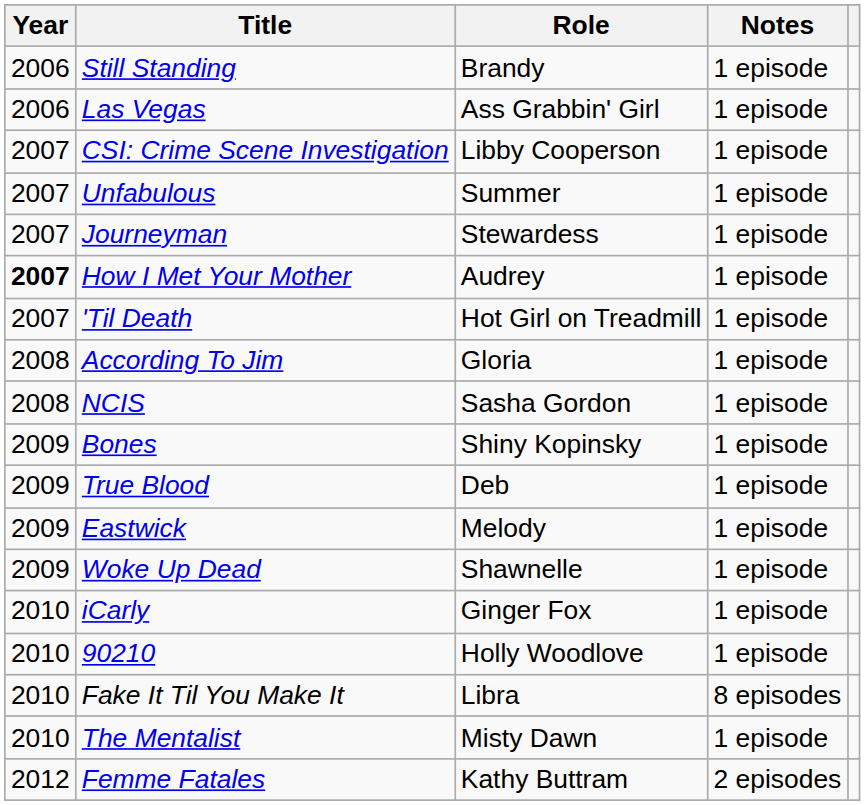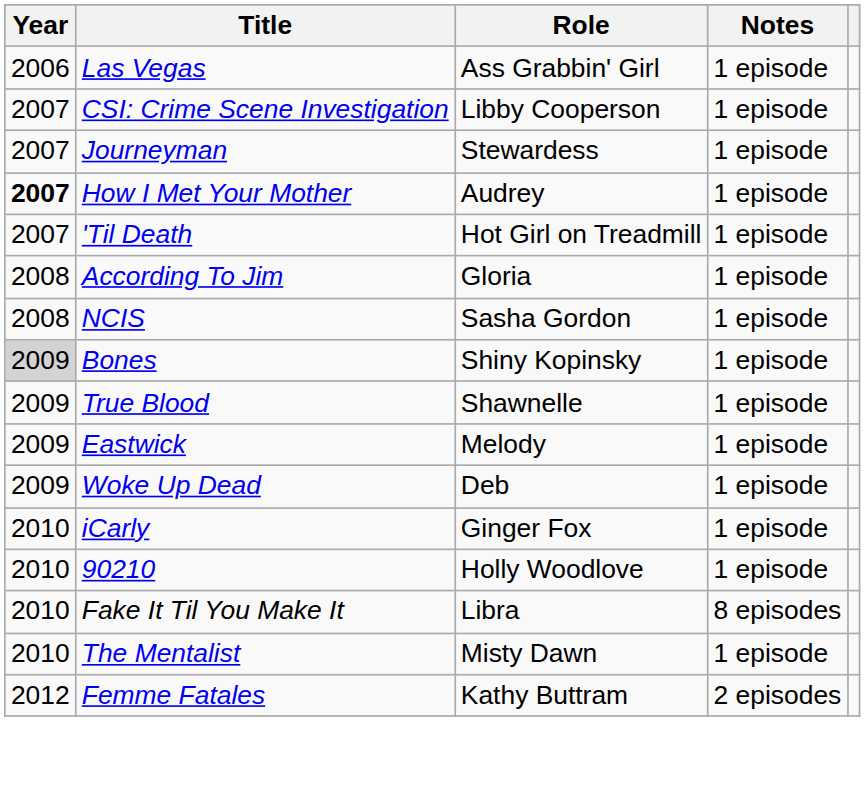- row: (159, 67)
- row: (149, 192)
(40, 444) no background -> (40, 360) lightgrey background
(485, 485) Deb -> (522, 402) Shawnelle
(522, 569) Shawnelle -> (485, 485) Deb
